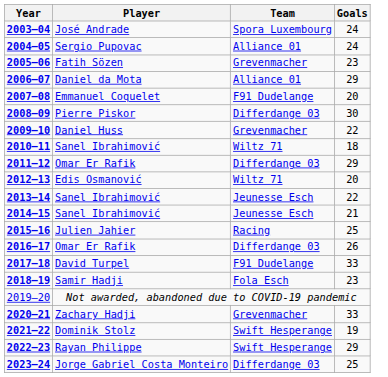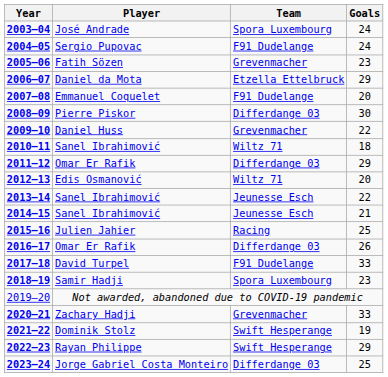(267, 46) Alliance 01 -> (273, 46) F91 Dudelange
(267, 80) Alliance 01 -> (289, 80) Etzella Ettelbruck
(261, 281) Fola Esch -> (283, 281) Spora Luxembourg
